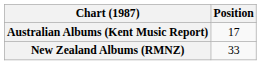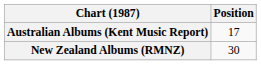(234, 50) 33 -> (234, 50) 30
